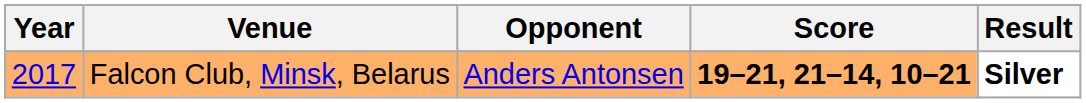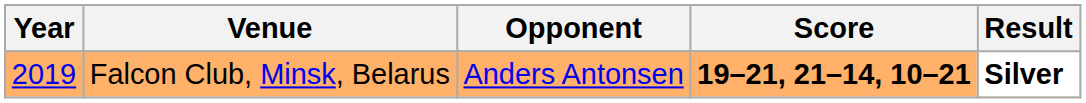(44, 74) 2017 -> (44, 74) 2019
